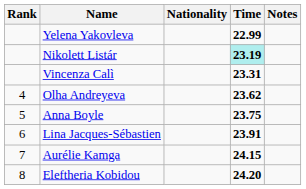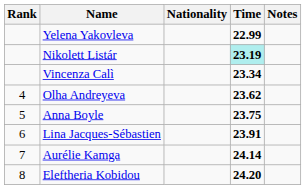(247, 74) 23.31 -> (247, 74) 23.34
(247, 154) 24.15 -> (247, 154) 24.14
